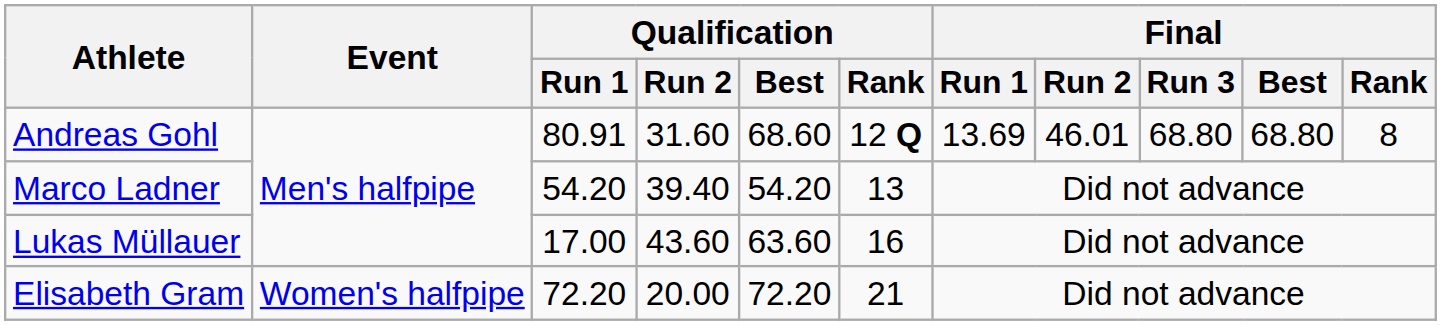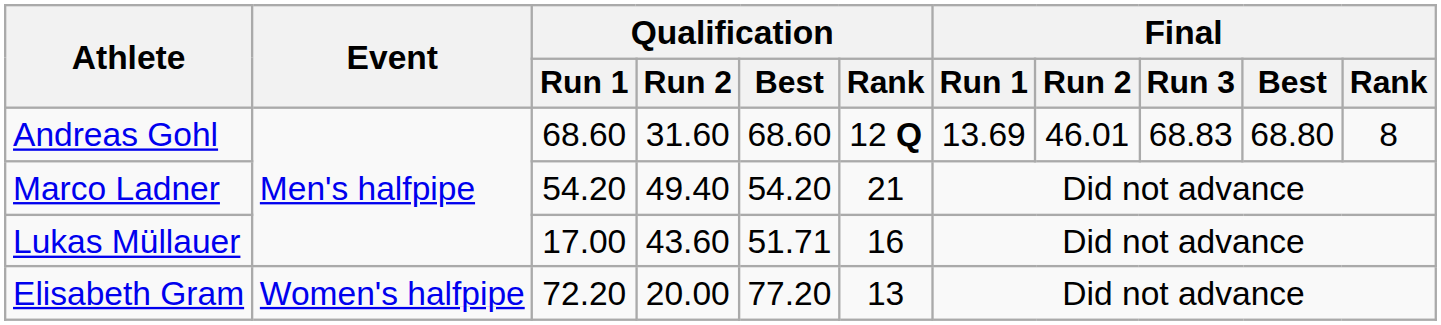(584, 135) 80.91 -> (584, 135) 68.60
(1191, 135) 68.80 -> (1191, 135) 68.83
(688, 188) 39.40 -> (688, 188) 49.40
(886, 188) 13 -> (886, 188) 21
(789, 241) 63.60 -> (789, 241) 51.71
(789, 294) 72.20 -> (789, 294) 77.20
(886, 294) 21 -> (886, 294) 13
